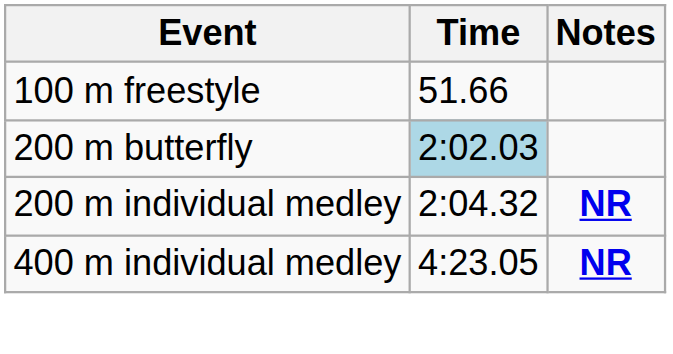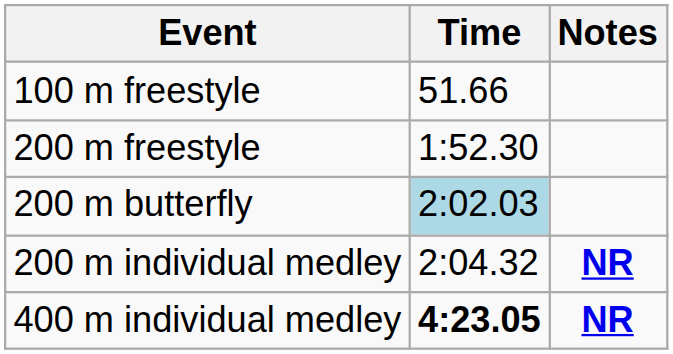+ row: (137, 147)
(478, 262) normal -> (479, 319) bold
